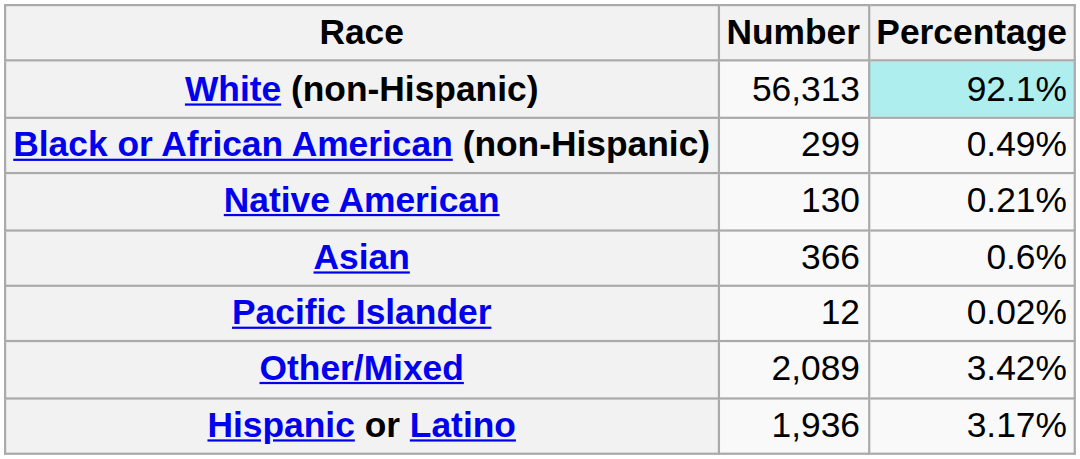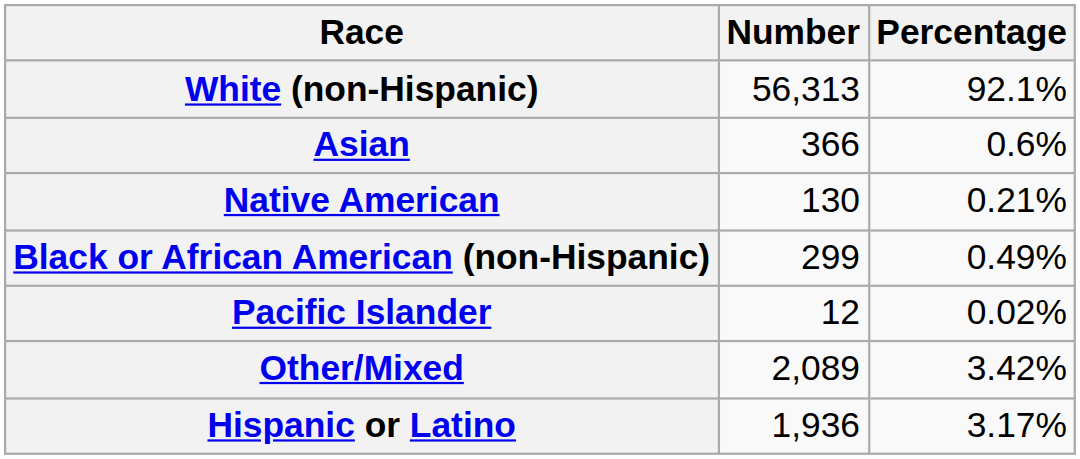(1017, 88) paleturquoise background -> (1017, 88) no background
rows swapped: (362, 144) <-> (362, 256)
